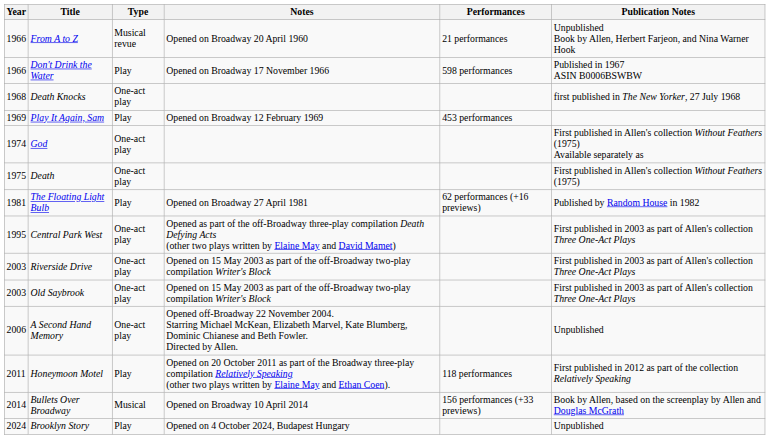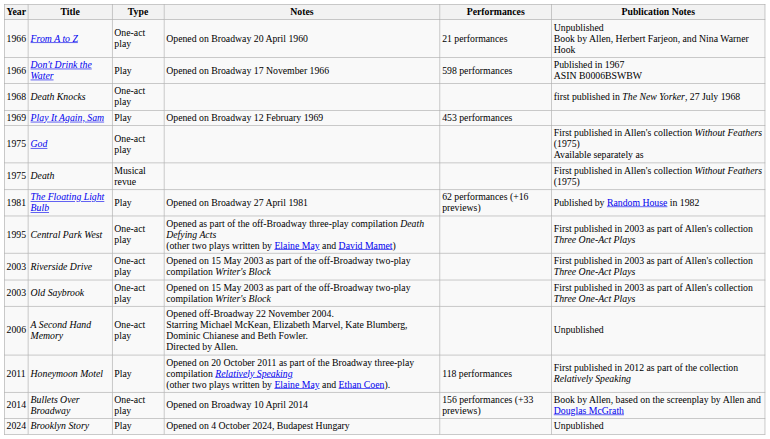(130, 38) Musical revue -> (130, 38) One-act play
(16, 144) 1974 -> (16, 144) 1975
(130, 176) One-act play -> (130, 176) Musical revue
(130, 405) Musical -> (130, 405) One-act play
